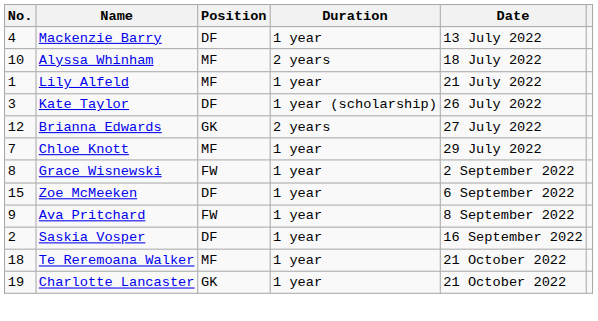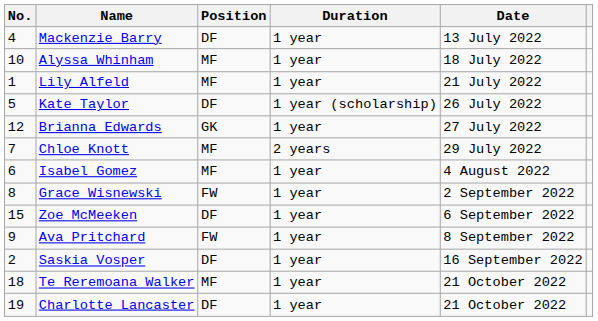(302, 60) 2 years -> (298, 60) 1 year
(12, 105) 3 -> (12, 105) 5
(302, 127) 2 years -> (298, 127) 1 year
(298, 149) 1 year -> (302, 149) 2 years
+ row: (88, 171)
(209, 283) GK -> (209, 305) DF
